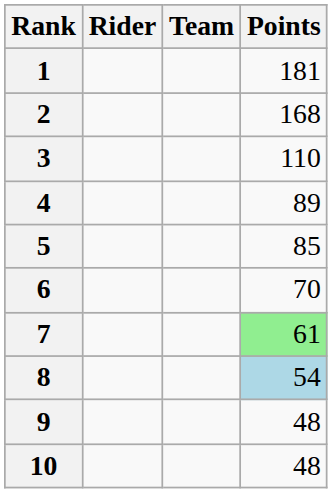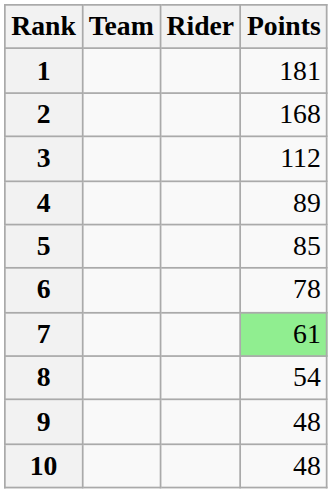columns swapped: (122, 26) <-> (202, 26)
(301, 158) 110 -> (301, 158) 112
(307, 289) 70 -> (307, 289) 78
(307, 377) lightblue background -> (307, 377) no background
